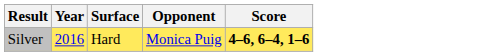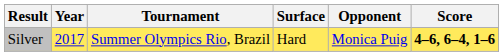+ column: (180, 16)
(69, 39) 2016 -> (69, 39) 2017
